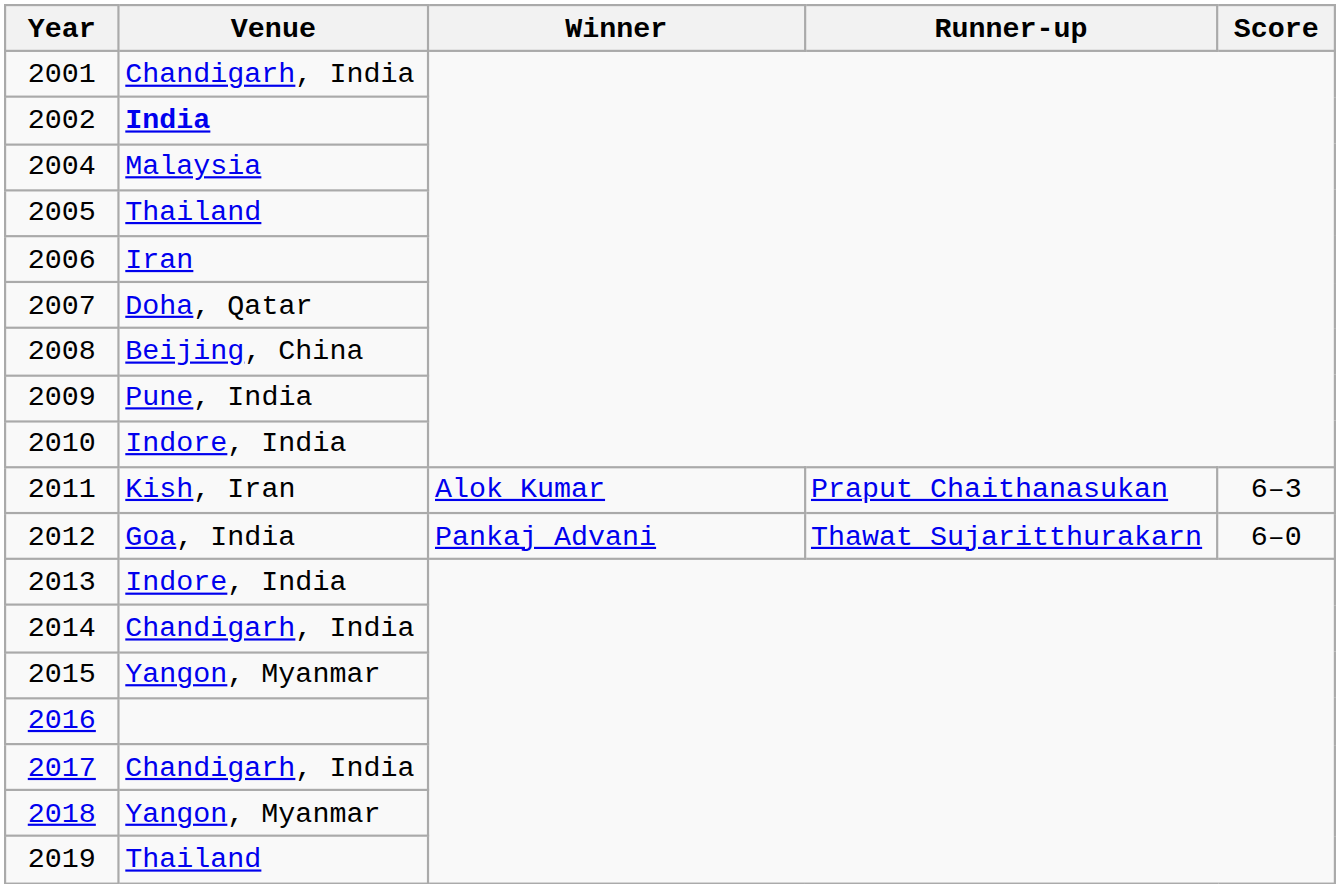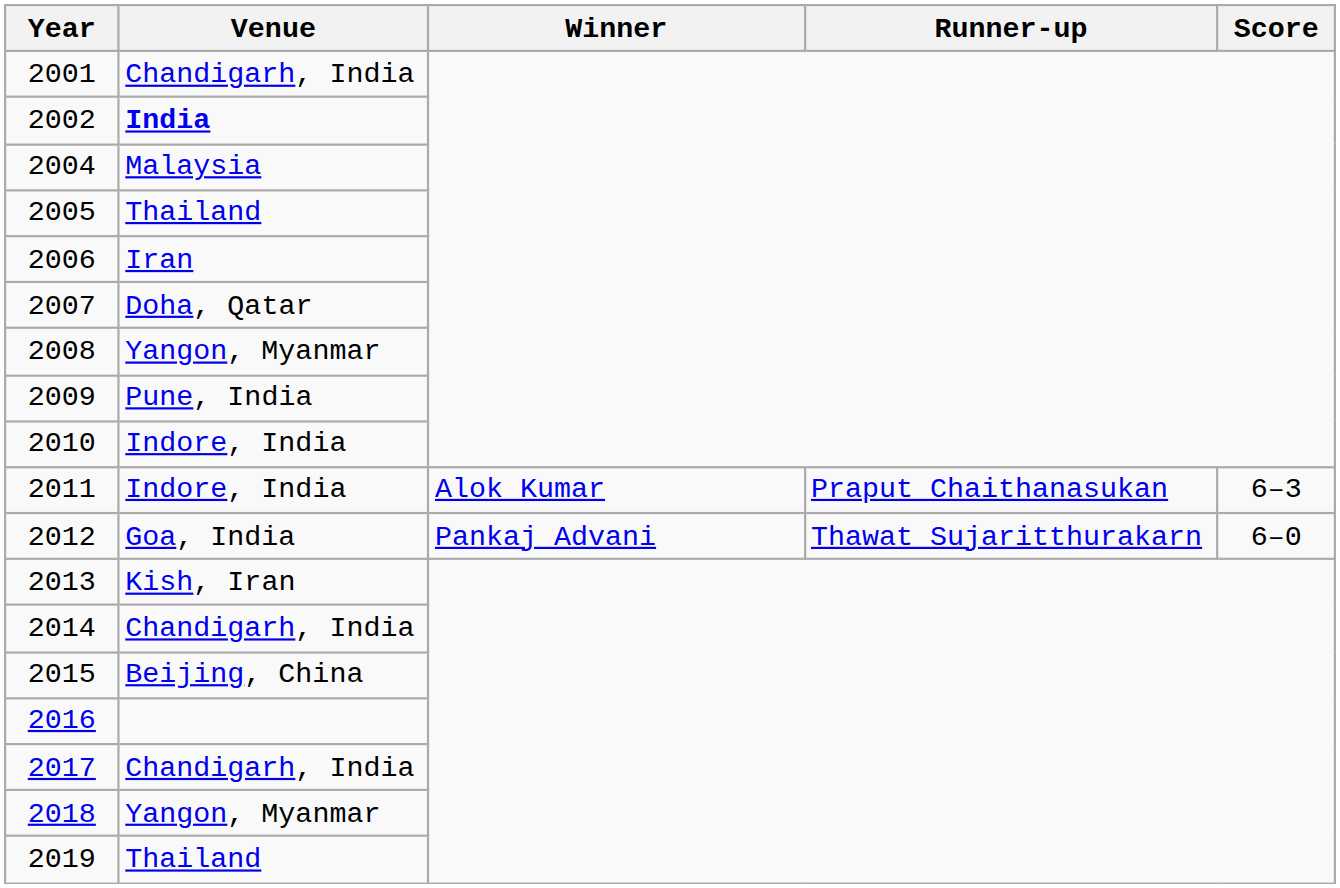(244, 352) Beijing, China -> (253, 352) Yangon, Myanmar
(210, 490) Kish, Iran -> (236, 490) Indore, India
(236, 582) Indore, India -> (210, 582) Kish, Iran
(253, 675) Yangon, Myanmar -> (244, 675) Beijing, China
